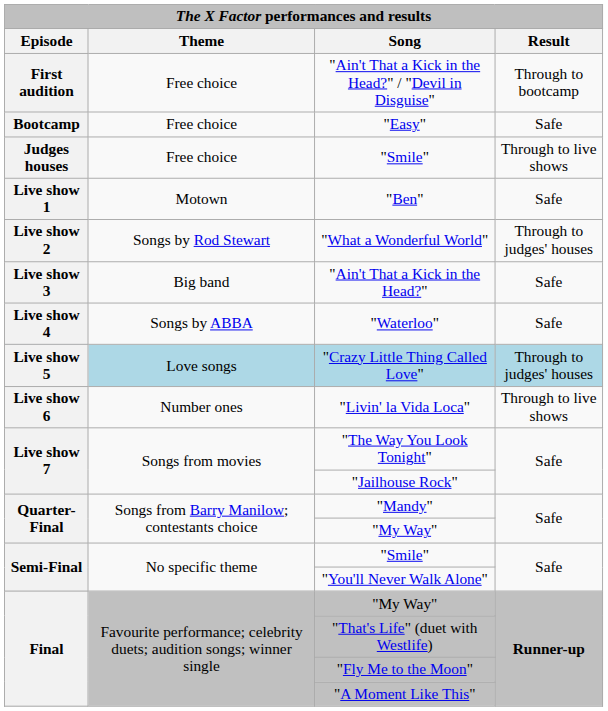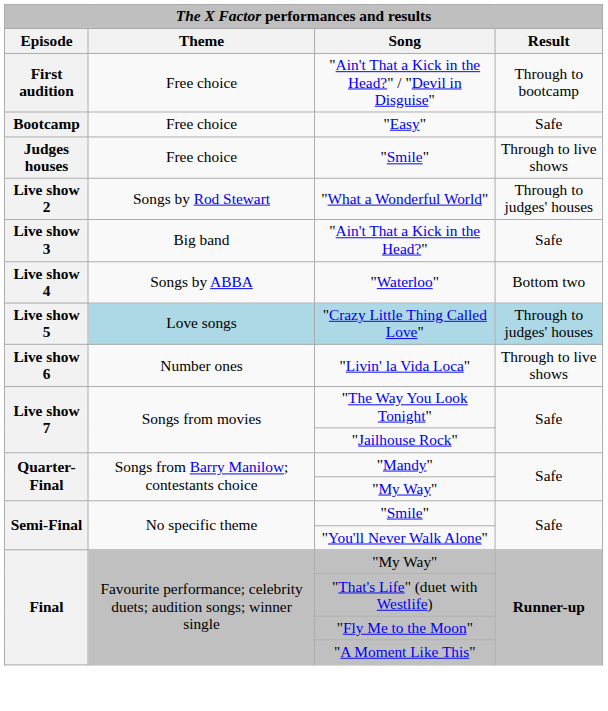- row: (46, 198)
(549, 323) Safe -> (549, 282) Bottom two
